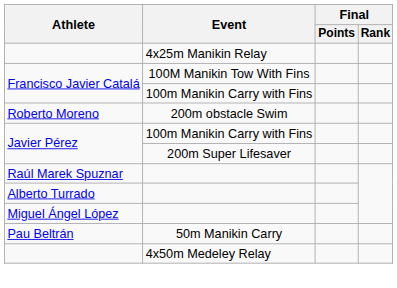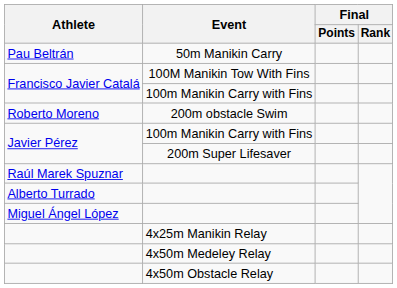rows swapped: (40, 234) <-> (74, 54)
+ row: (74, 274)
